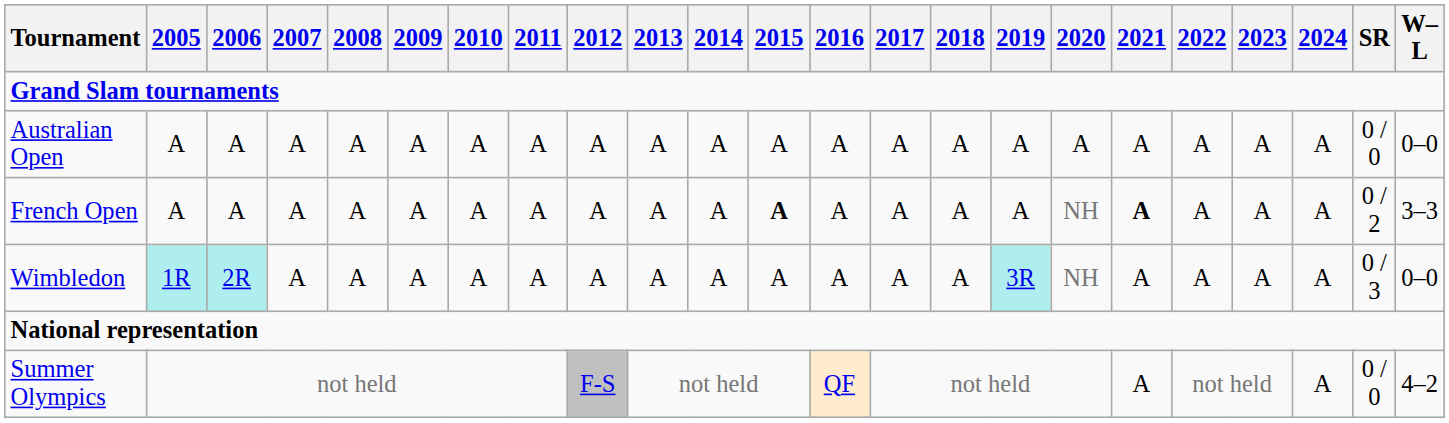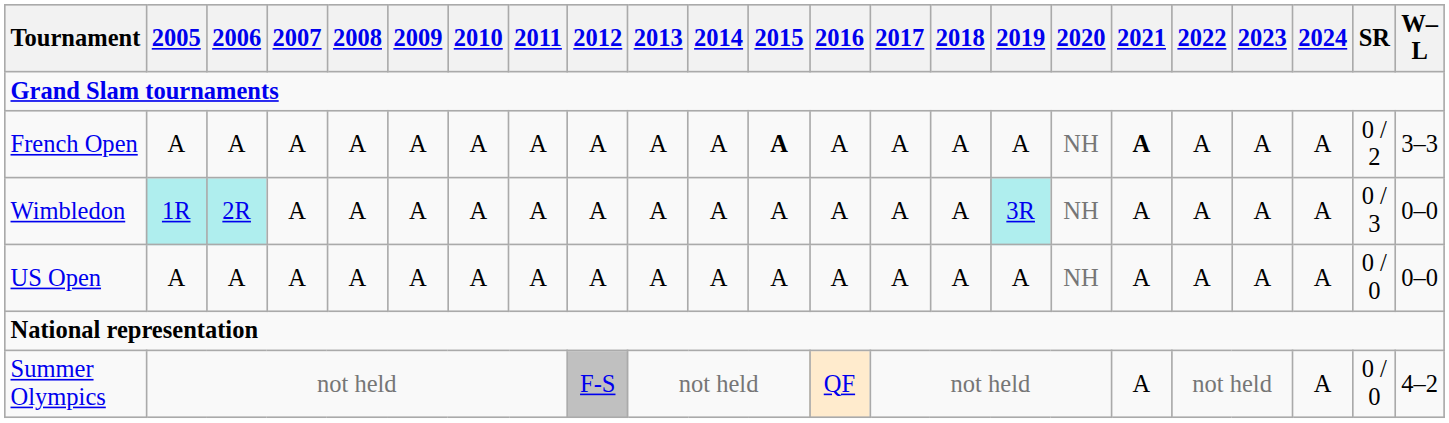- row: (62, 143)
+ row: (56, 277)
